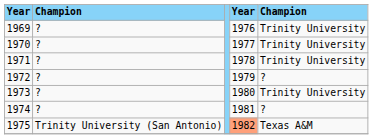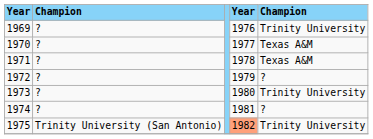(313, 45) Trinity University -> (286, 45) Texas A&M
(313, 61) Trinity University -> (286, 61) Texas A&M
(286, 126) Texas A&M -> (313, 126) Trinity University
